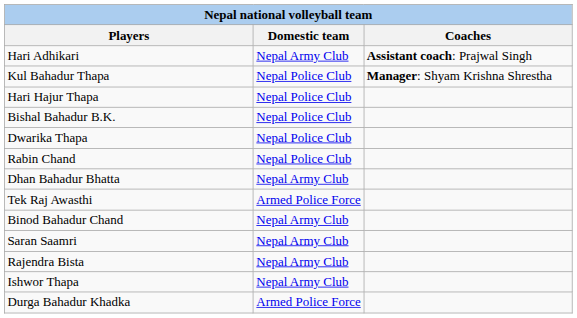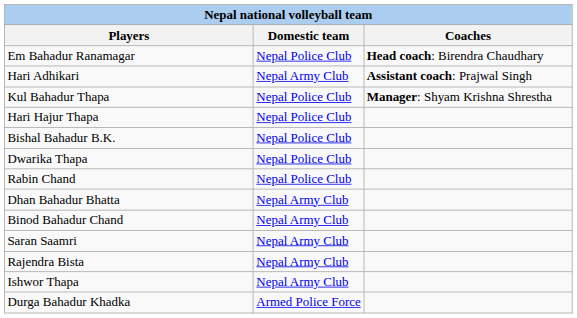+ row: (71, 55)
- row: (50, 199)
